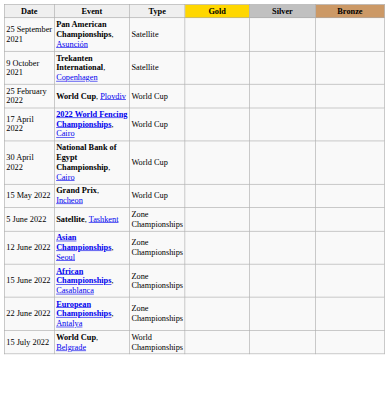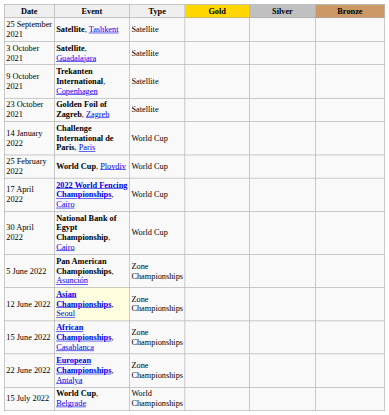(85, 34) Pan American Championships, Asunción -> (87, 29) Satellite, Tashkent
+ row: (23, 52)
+ row: (25, 109)
+ row: (24, 137)
- row: (28, 195)
(87, 218) Satellite, Tashkent -> (85, 270) Pan American Championships, Asunción
(85, 247) no background -> (85, 303) lightyellow background
